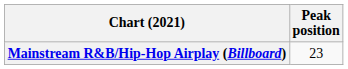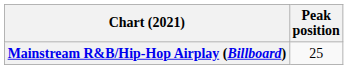(316, 53) 23 -> (316, 53) 25
